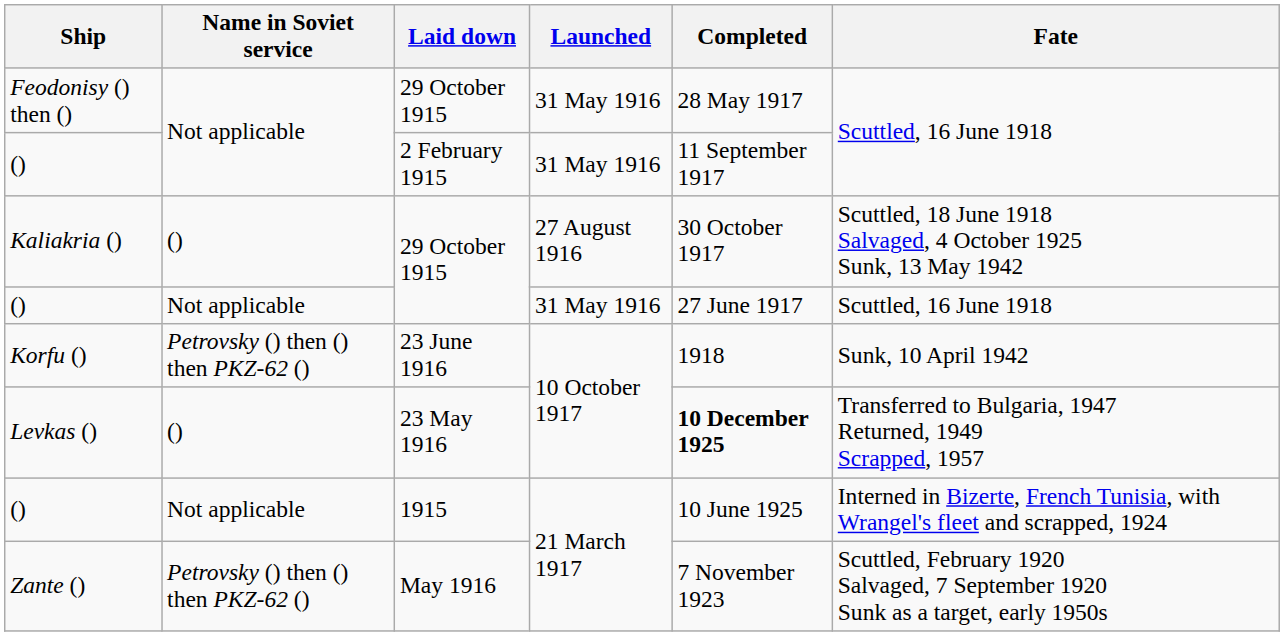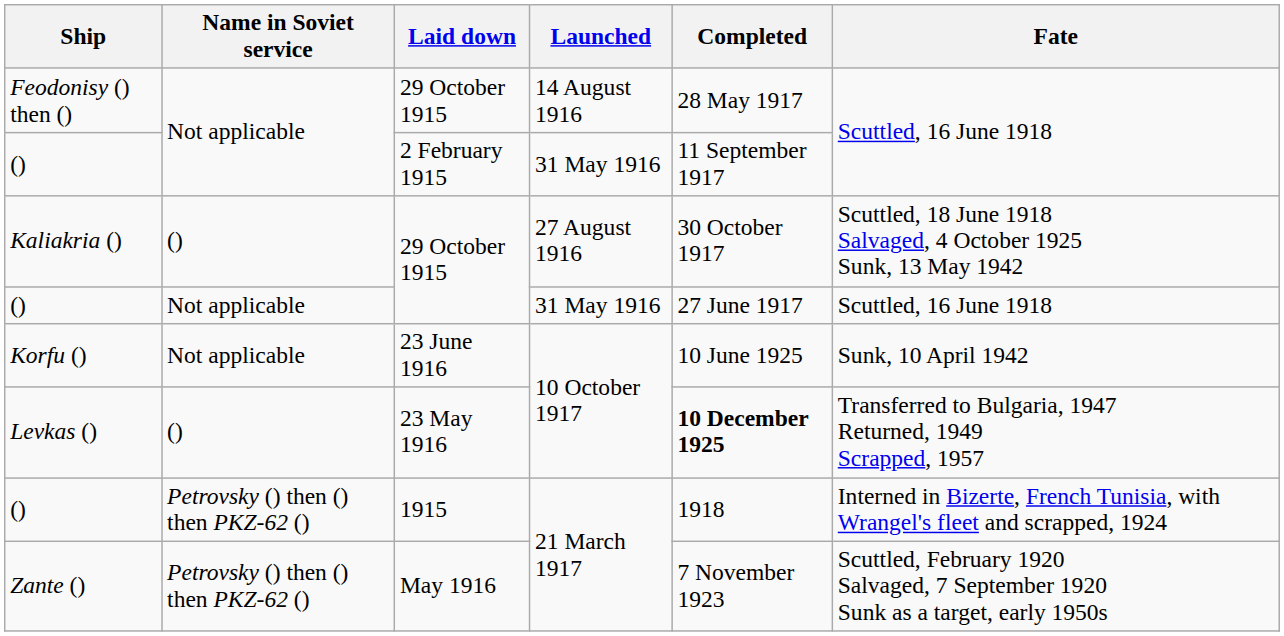(598, 100) 31 May 1916 -> (583, 100) 14 August 1916
(258, 355) Petrovsky () then () then PKZ-62 () -> (236, 355) Not applicable
(701, 355) 1918 -> (740, 355) 10 June 1925
(236, 509) Not applicable -> (258, 509) Petrovsky () then () then PKZ-62 ()
(740, 509) 10 June 1925 -> (701, 509) 1918
